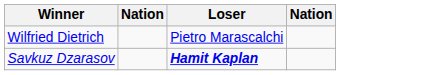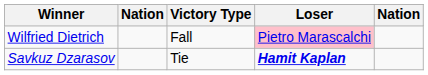+ column: (211, 15)
(227, 37) no background -> (314, 37) pink background
